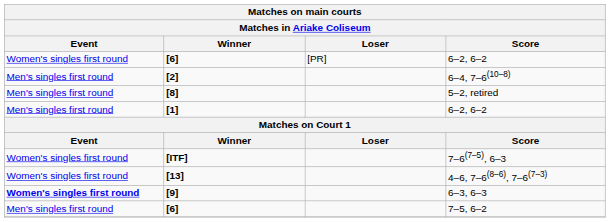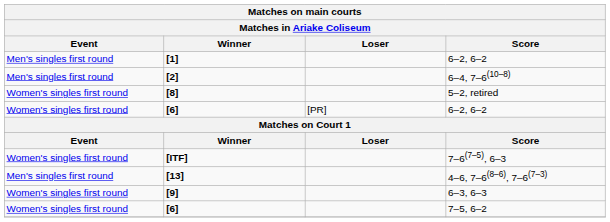rows swapped: (172, 59) <-> (172, 109)
(60, 93) Men's singles first round -> (67, 93) Women's singles first round
(67, 176) Women's singles first round -> (60, 176) Men's singles first round
(73, 193) bold -> (67, 193) normal
(60, 209) Men's singles first round -> (67, 209) Women's singles first round
